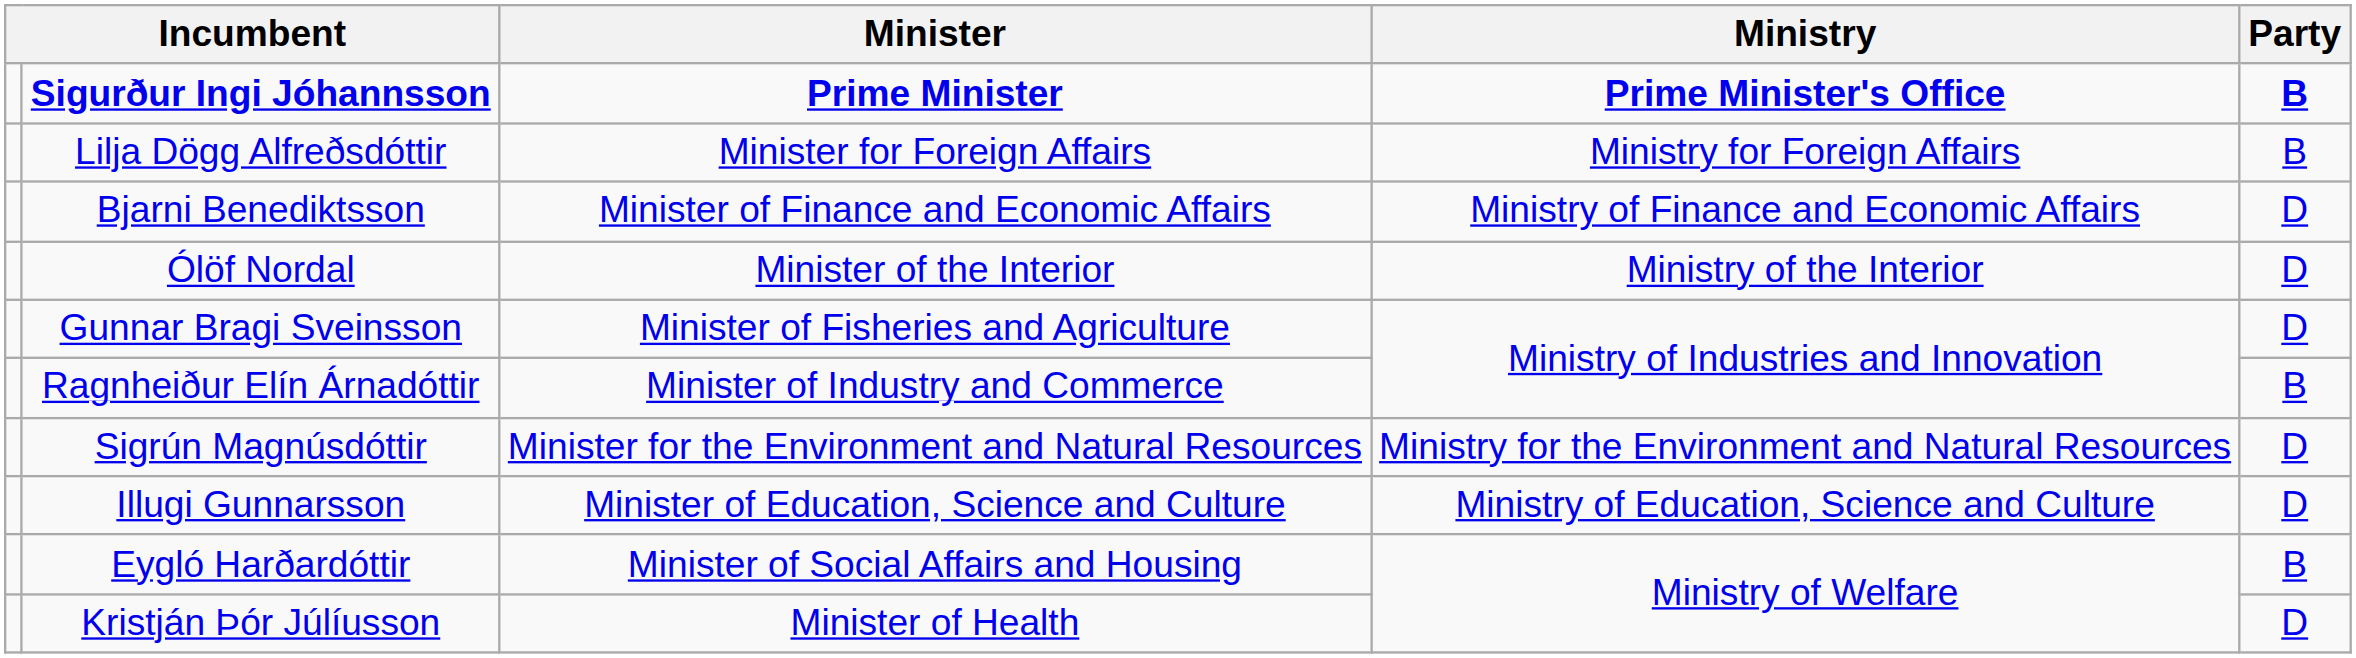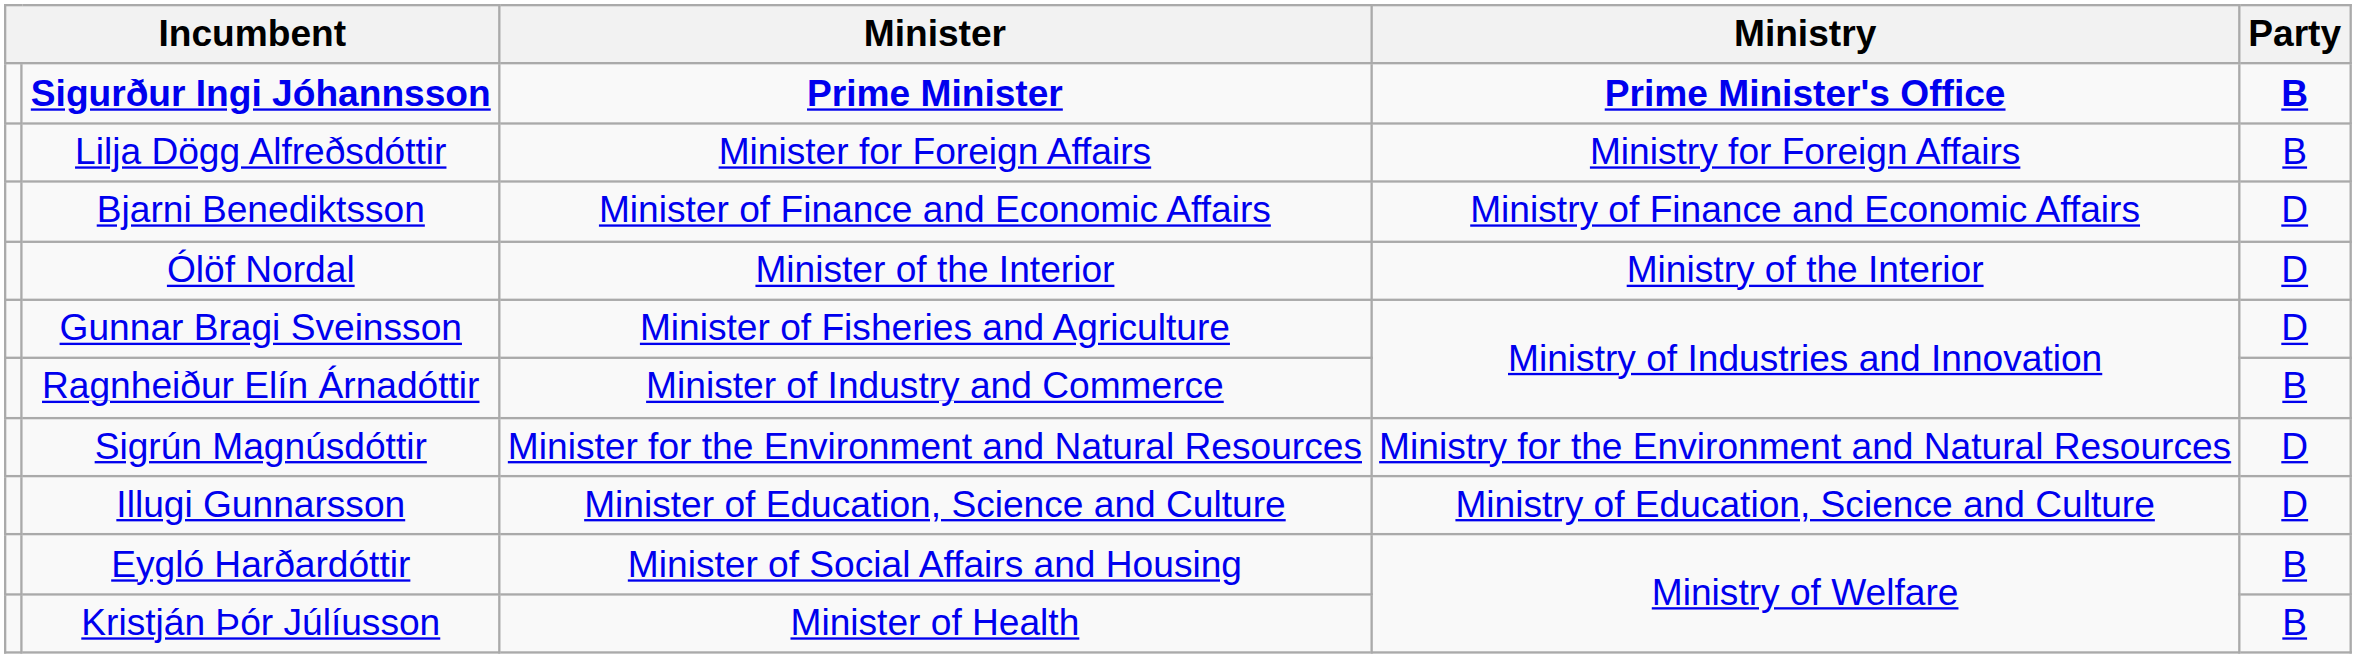(2295, 622) D -> (2295, 622) B
